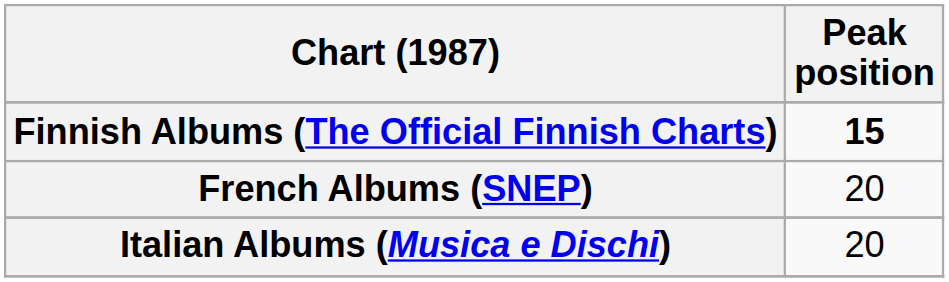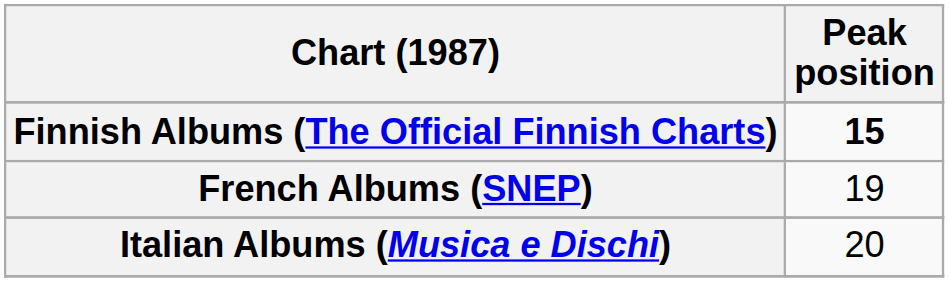(865, 188) 20 -> (865, 188) 19
